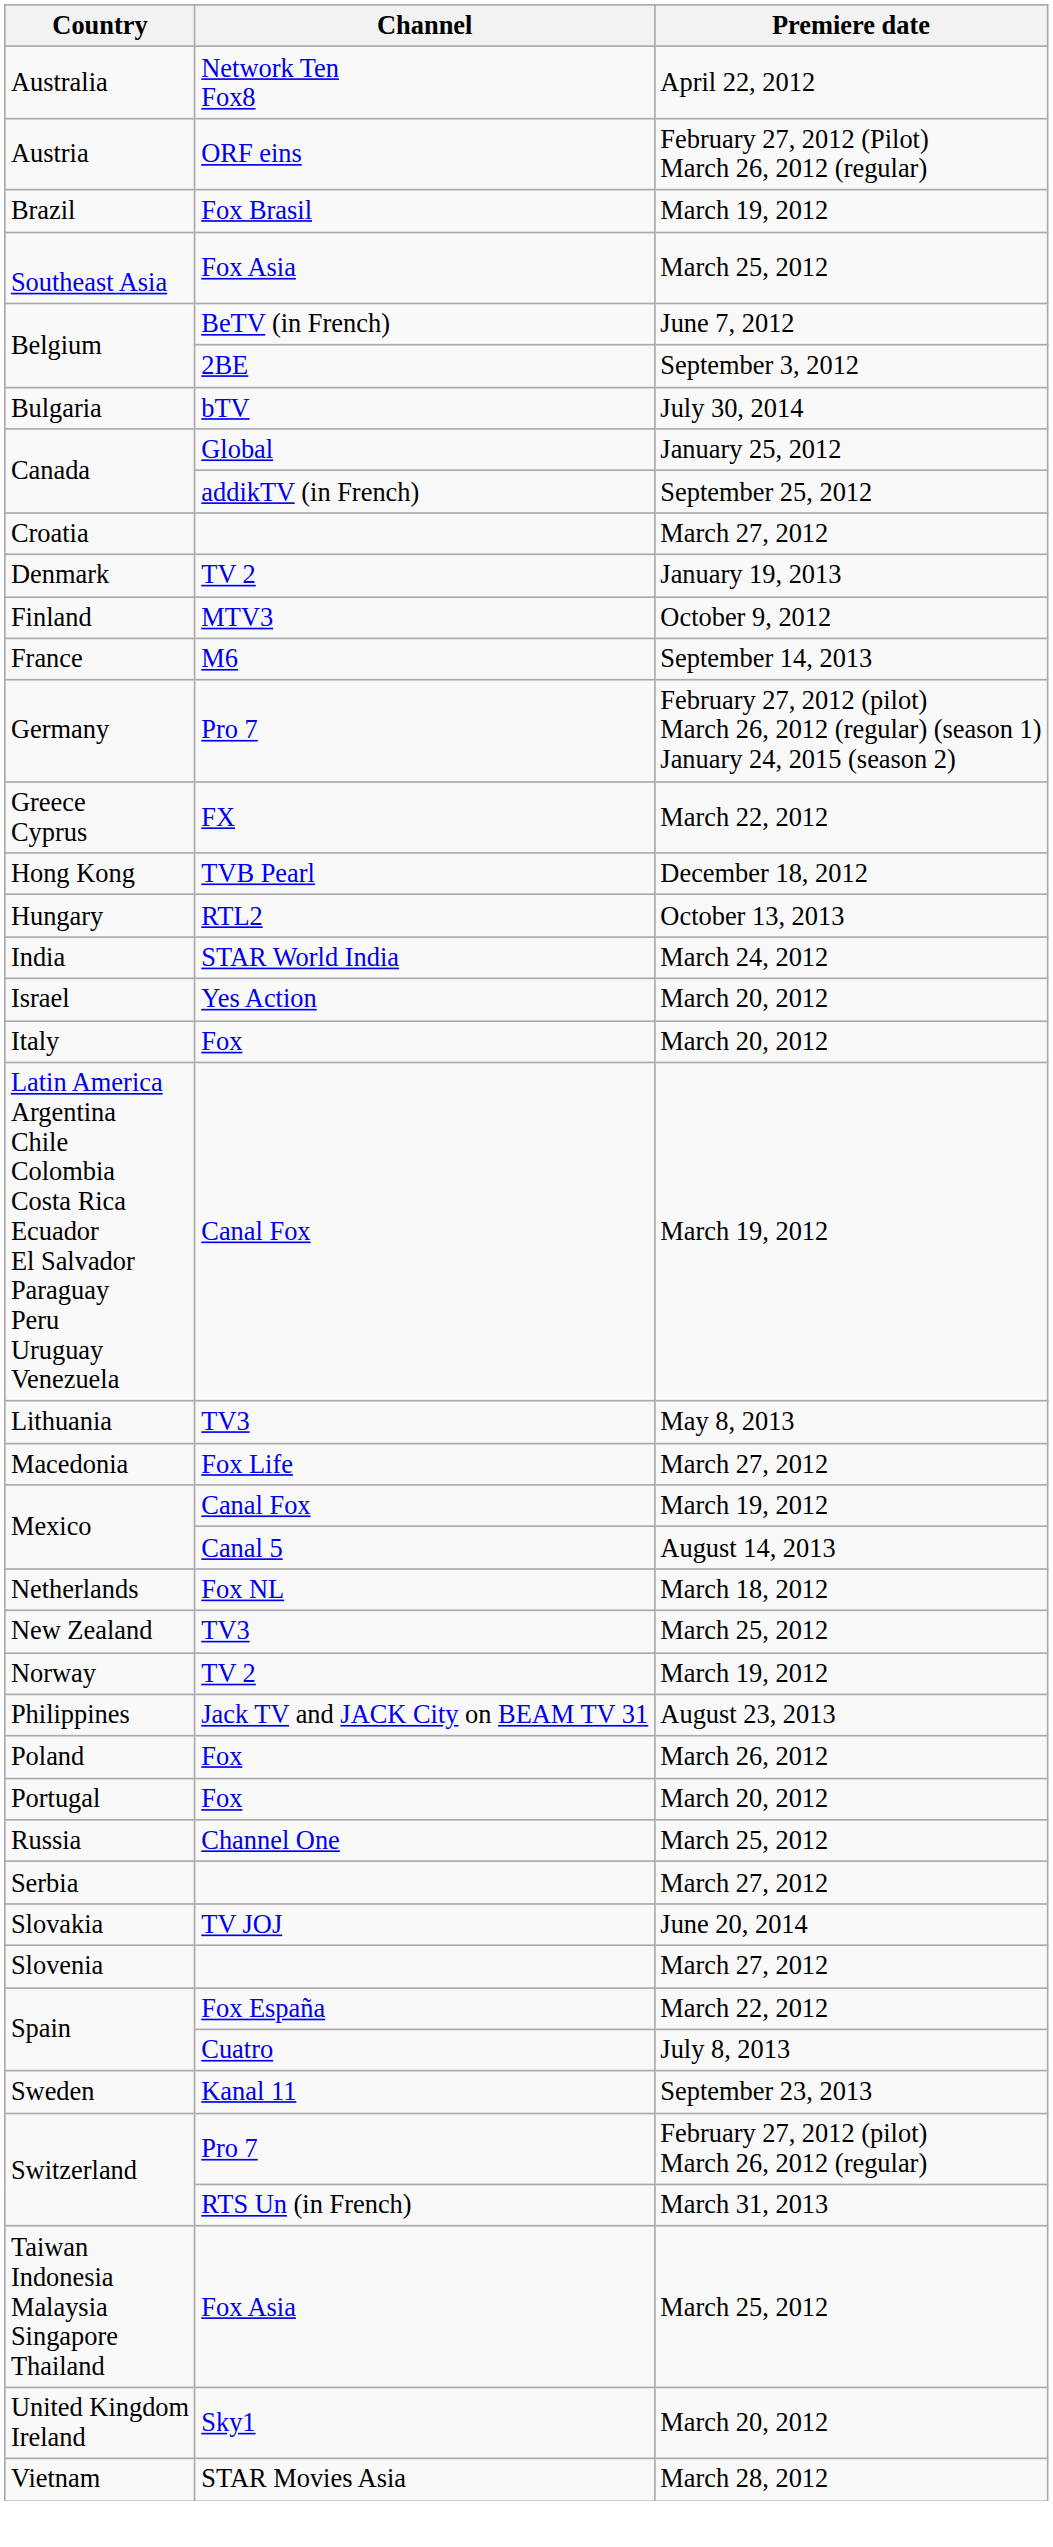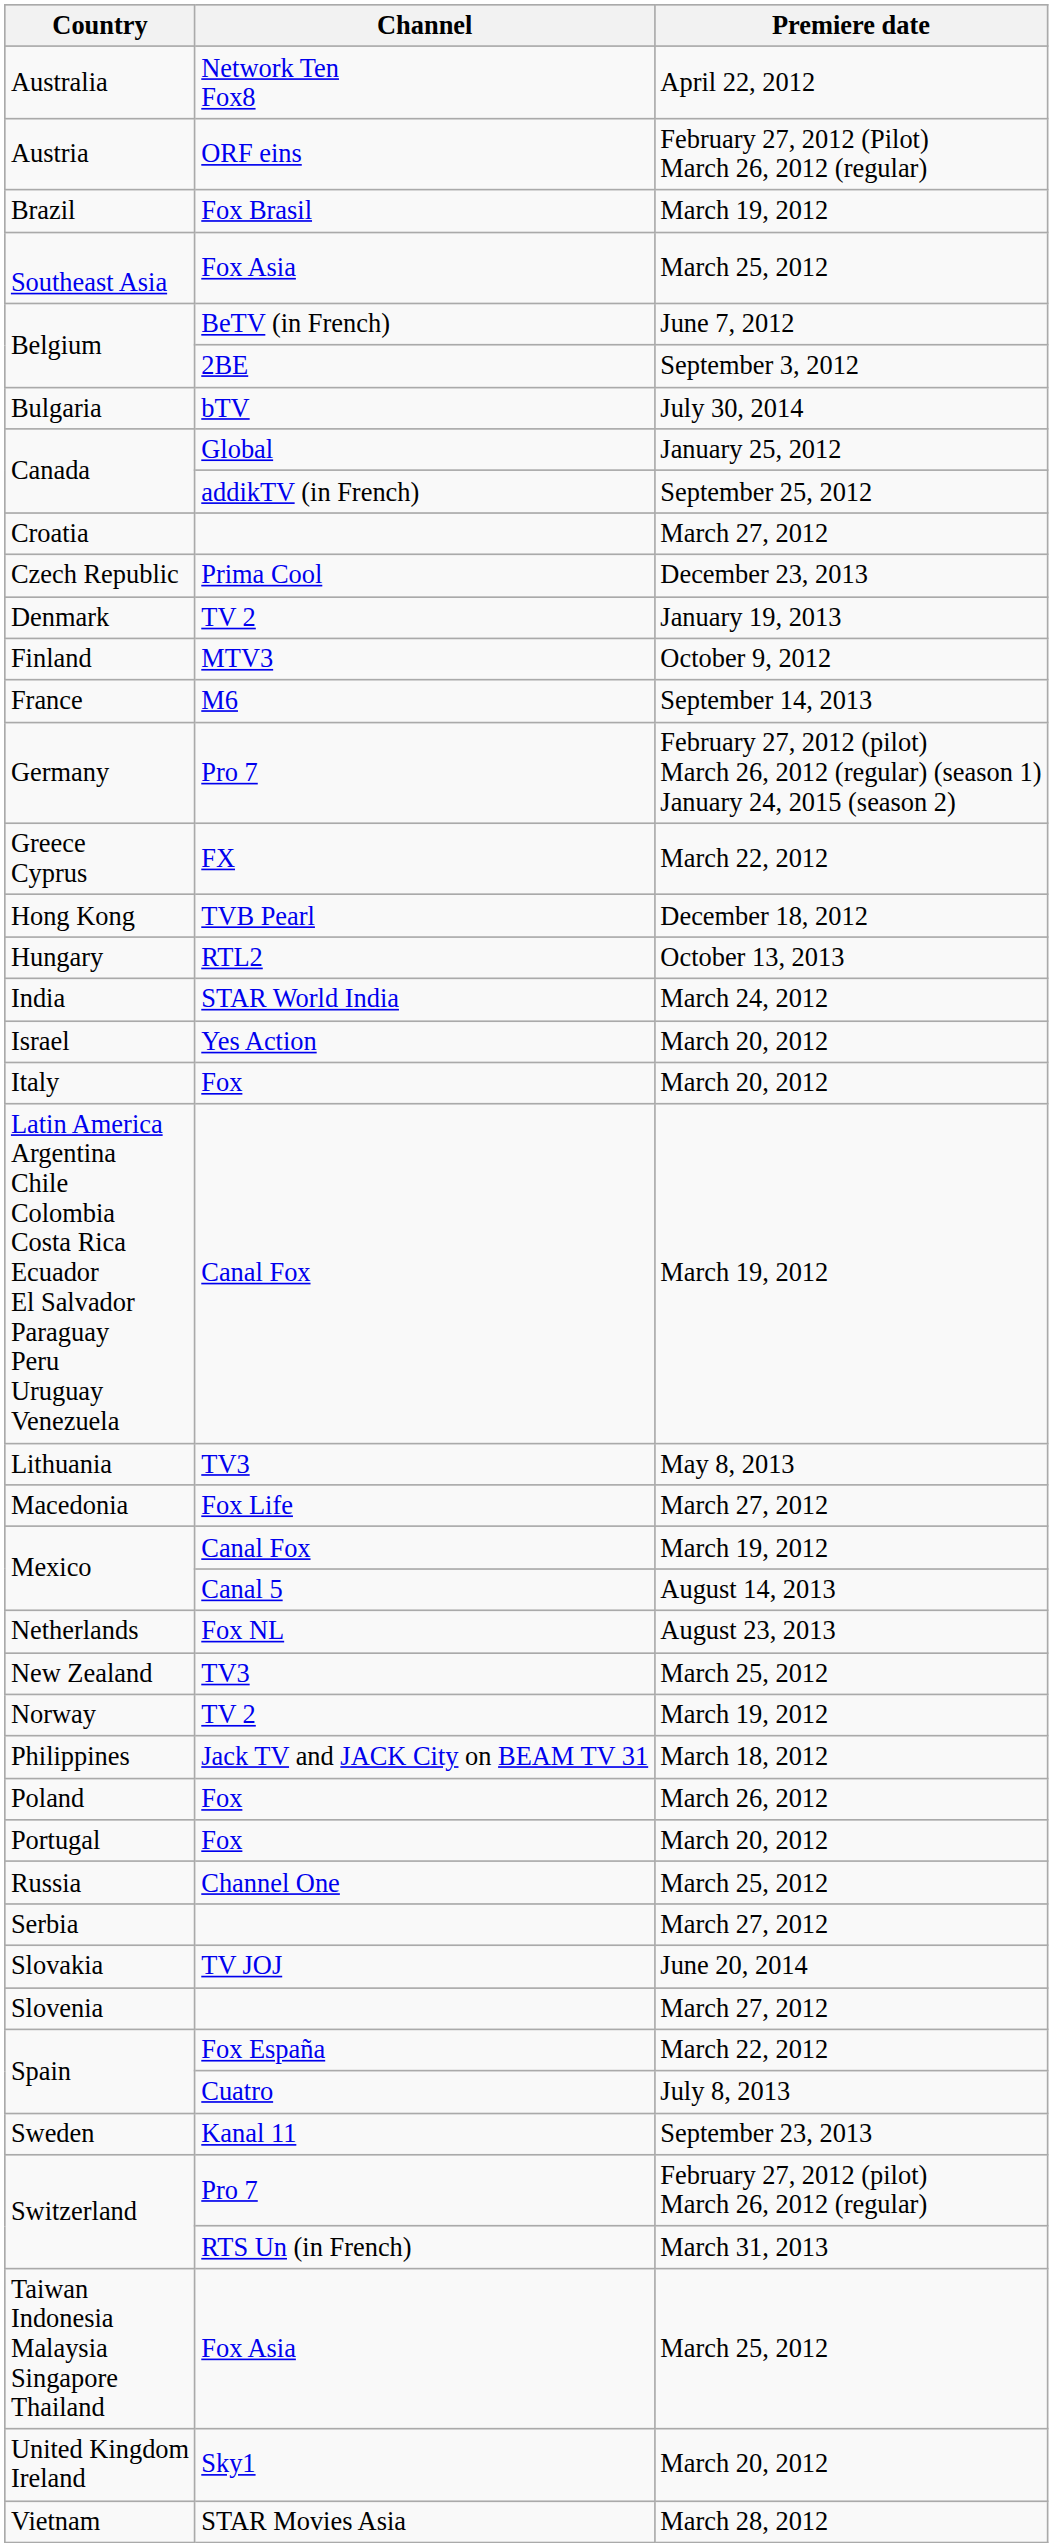+ row: (95, 575)
(744, 1589) March 18, 2012 -> (748, 1631) August 23, 2013
(748, 1714) August 23, 2013 -> (744, 1756) March 18, 2012
